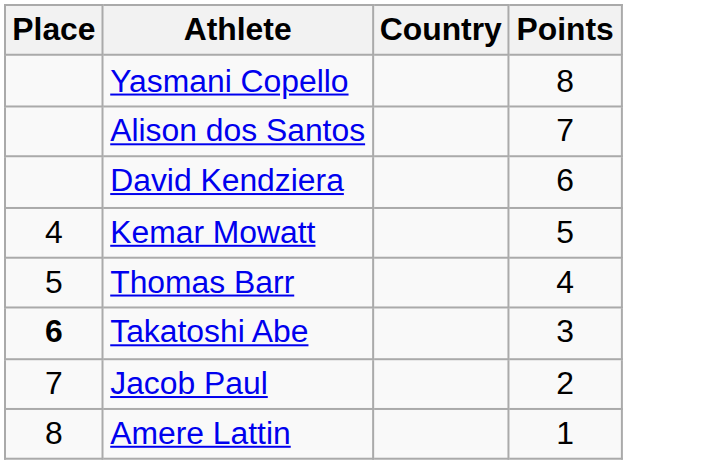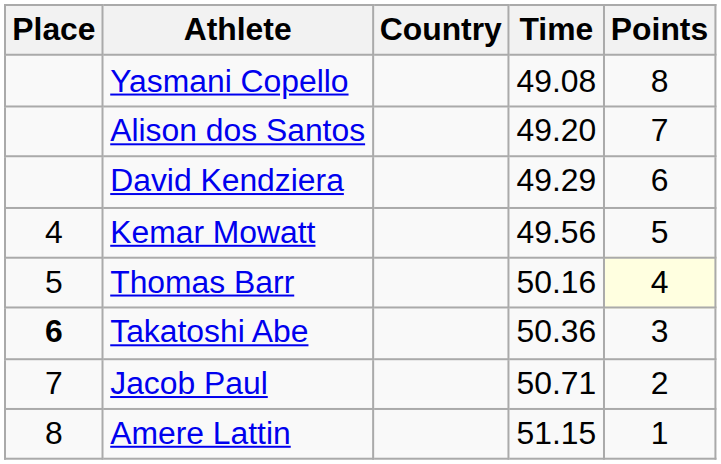+ column: (556, 29)
(565, 282) no background -> (659, 282) lightyellow background
